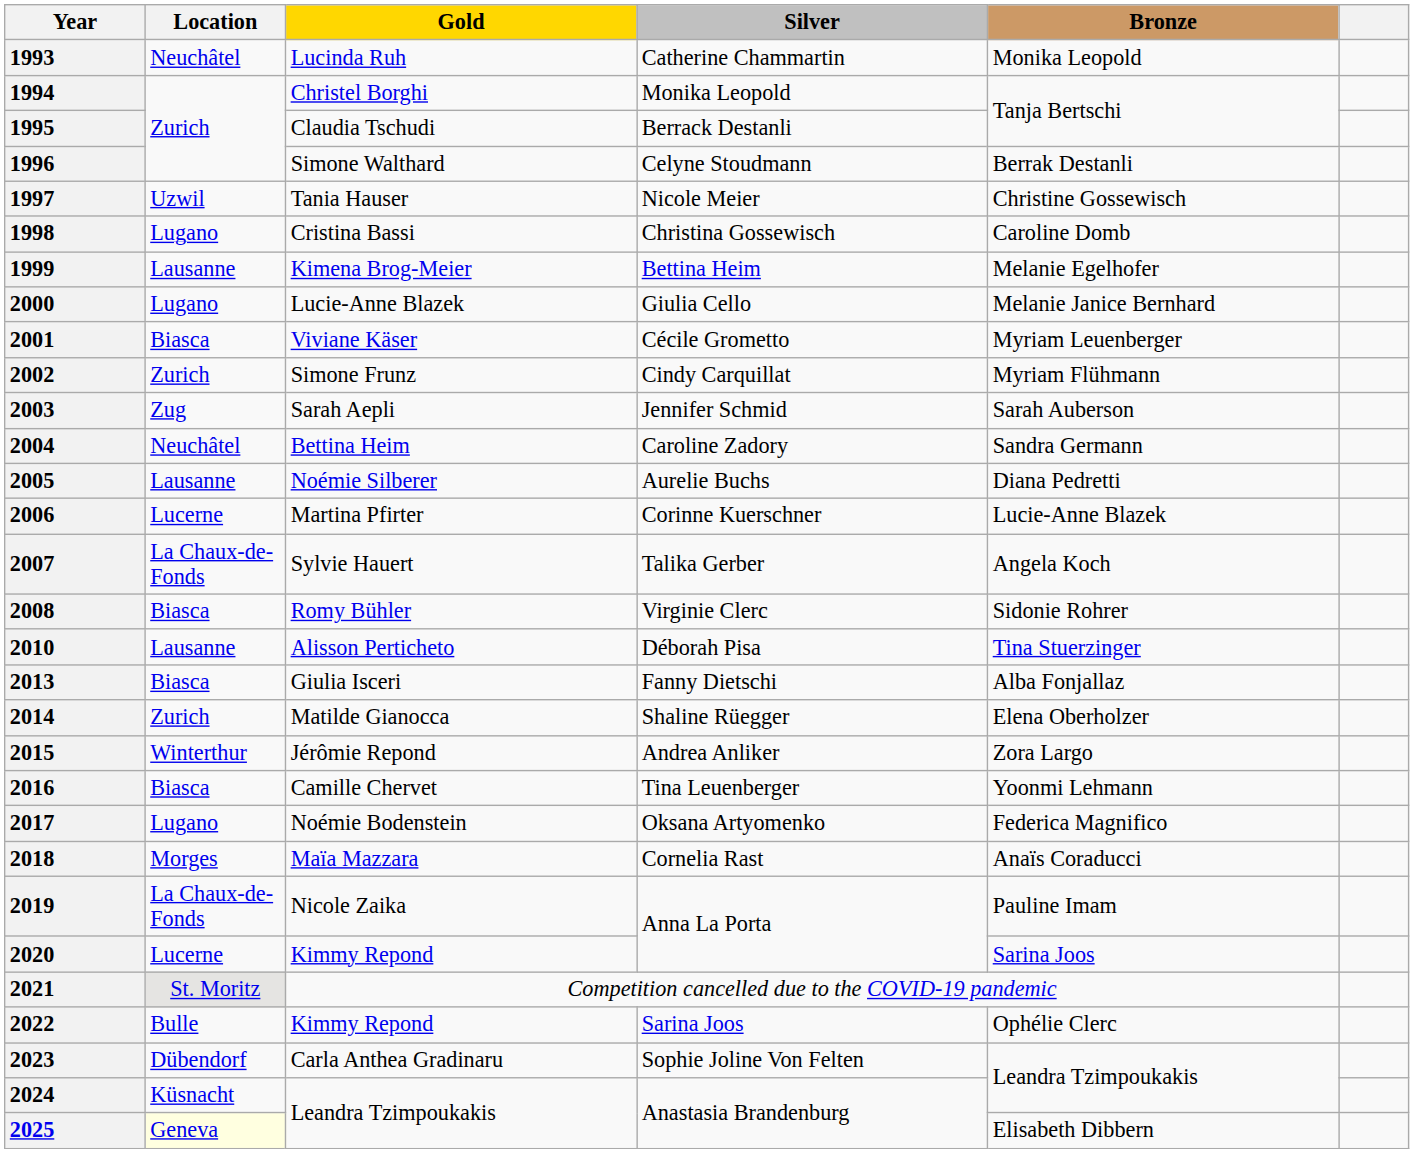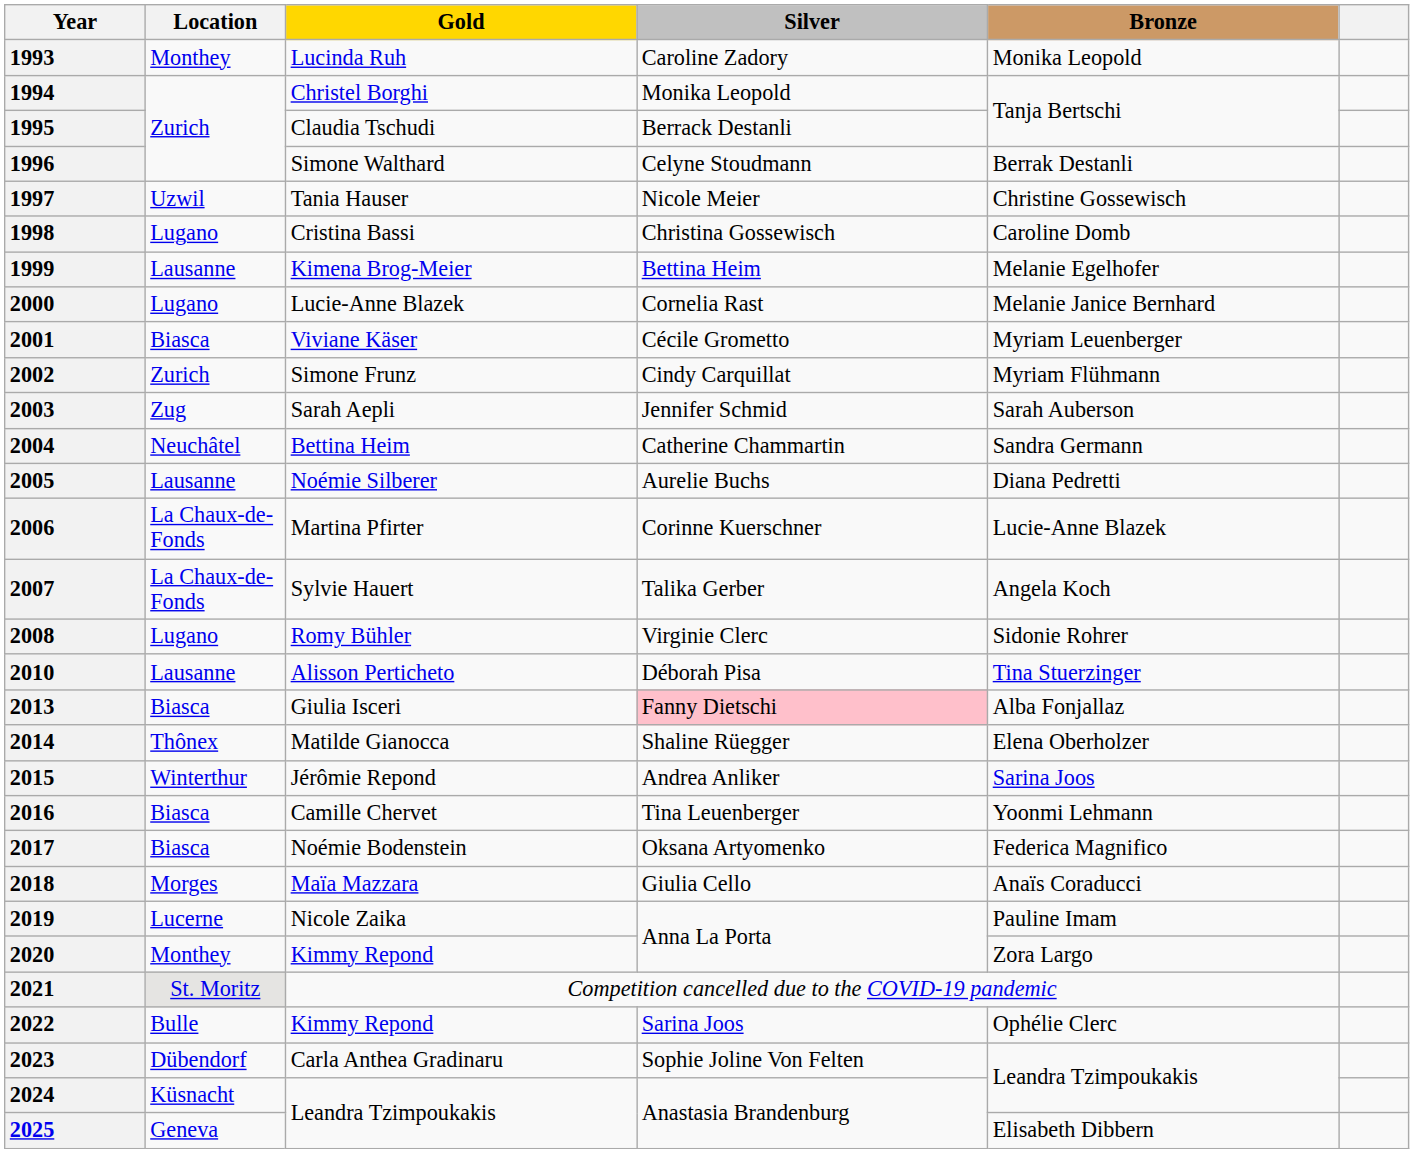(195, 57) Neuchâtel -> (190, 57) Monthey
(743, 57) Catherine Chammartin -> (715, 57) Caroline Zadory
(696, 304) Giulia Cello -> (703, 304) Cornelia Rast
(715, 445) Caroline Zadory -> (743, 445) Catherine Chammartin
(187, 515) Lucerne -> (212, 528) La Chaux-de-Fonds
(180, 611) Biasca -> (184, 636) Lugano
(709, 682) no background -> (709, 707) pink background
(180, 717) Zurich -> (184, 742) Thônex
(1043, 752) Zora Largo -> (1044, 777) Sarina Joos
(184, 823) Lugano -> (180, 848) Biasca
(703, 858) Cornelia Rast -> (696, 883) Giulia Cello
(212, 906) La Chaux-de-Fonds -> (187, 918) Lucerne
(187, 953) Lucerne -> (190, 953) Monthey
(1044, 953) Sarina Joos -> (1043, 953) Zora Largo
(184, 1130) lightyellow background -> (184, 1130) no background
